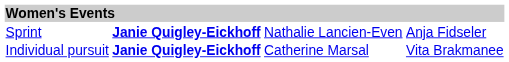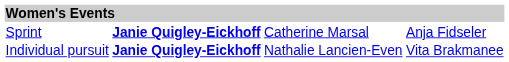(333, 32) Nathalie Lancien-Even -> (316, 32) Catherine Marsal
(316, 51) Catherine Marsal -> (333, 51) Nathalie Lancien-Even
